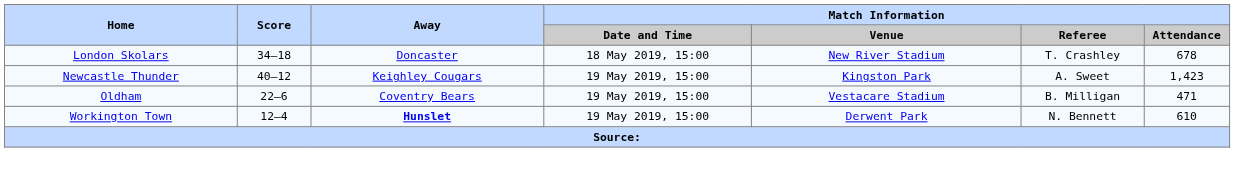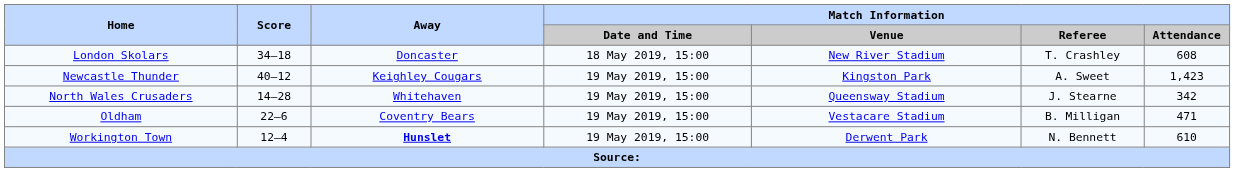(1187, 55) 678 -> (1187, 55) 608
+ row: (121, 96)
